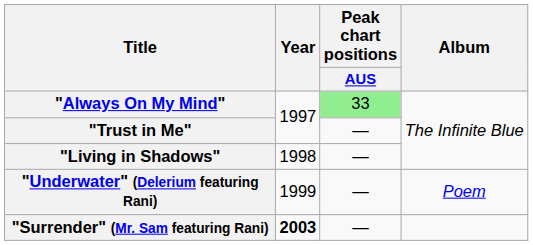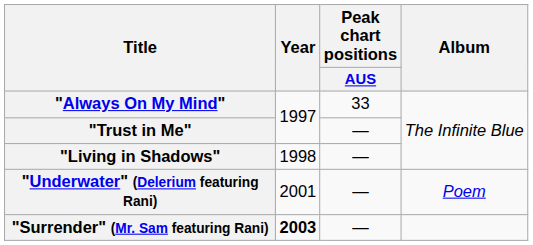(360, 104) lightgreen background -> (360, 104) no background
(298, 191) 1999 -> (298, 191) 2001
